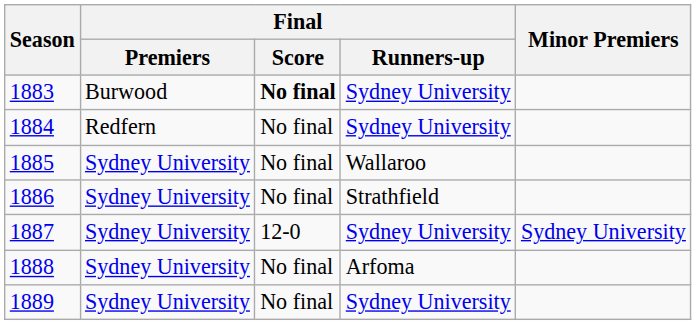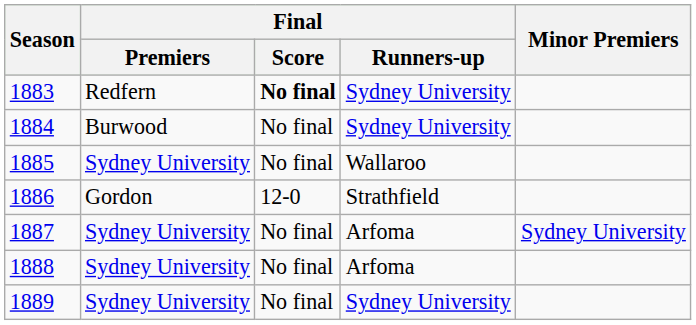(126, 92) Burwood -> (121, 92) Redfern
(121, 127) Redfern -> (126, 127) Burwood
(167, 197) Sydney University -> (119, 197) Gordon
(297, 197) No final -> (280, 197) 12-0
(280, 232) 12-0 -> (297, 232) No final
(428, 232) Sydney University -> (380, 232) Arfoma
